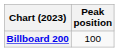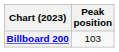(93, 39) 100 -> (93, 39) 103
